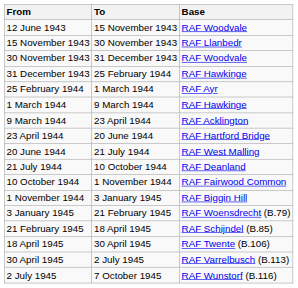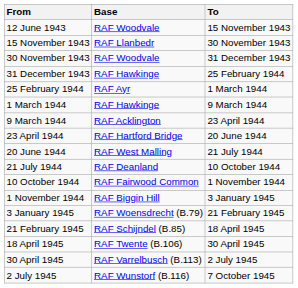columns swapped: (100, 12) <-> (193, 12)
